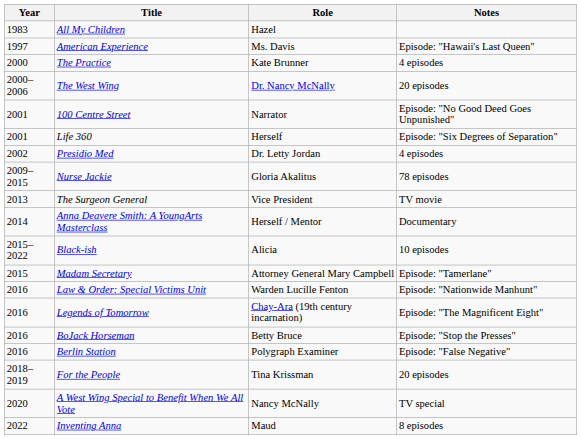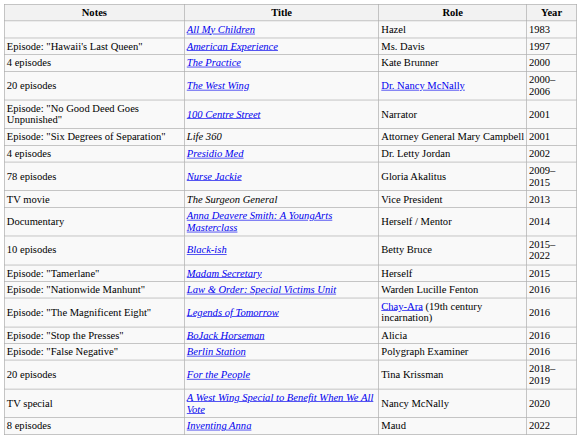columns swapped: (29, 12) <-> (487, 12)
(267, 137) Herself -> (453, 137) Attorney General Mary Campbell
(264, 250) Alicia -> (407, 250) Betty Bruce
(323, 273) Attorney General Mary Campbell -> (397, 273) Herself
(277, 335) Betty Bruce -> (394, 335) Alicia
